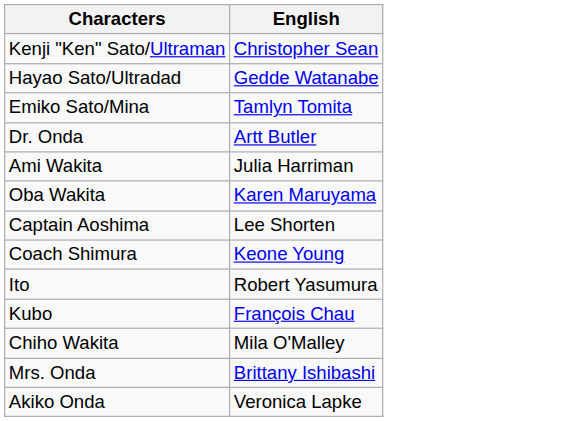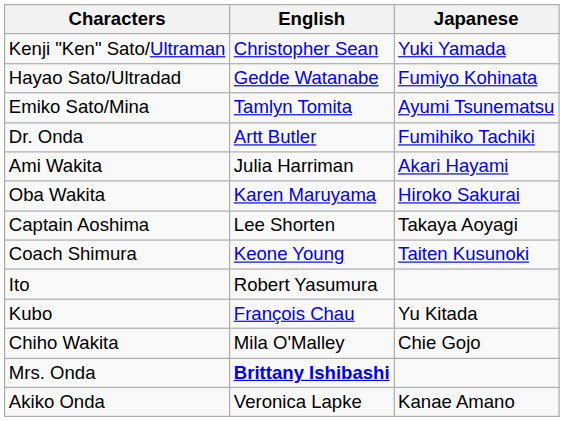+ column: (476, 19)
(304, 372) normal -> (312, 372) bold
